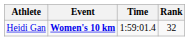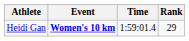(171, 28) 32 -> (171, 28) 29
